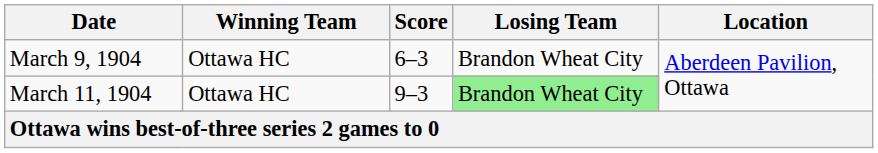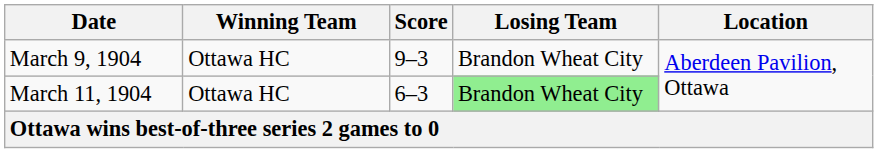(411, 57) 6–3 -> (411, 57) 9–3
(411, 93) 9–3 -> (411, 93) 6–3
